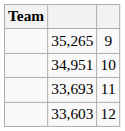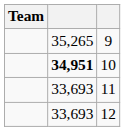(72, 65) normal -> (72, 65) bold
(72, 114) 33,603 -> (72, 114) 33,693
